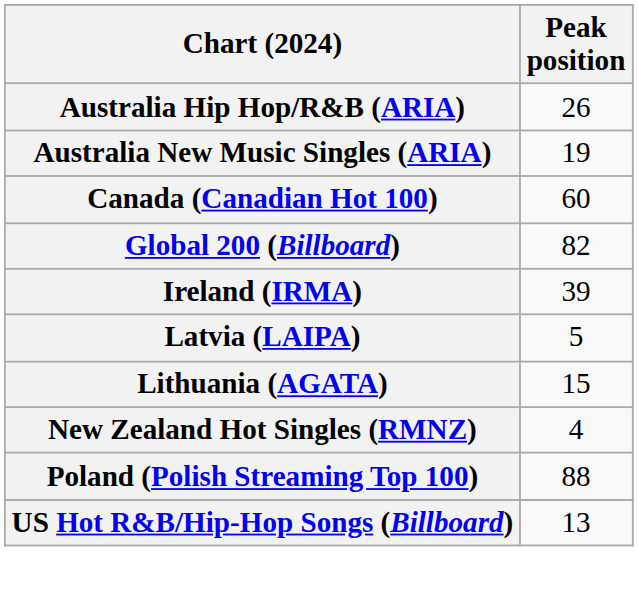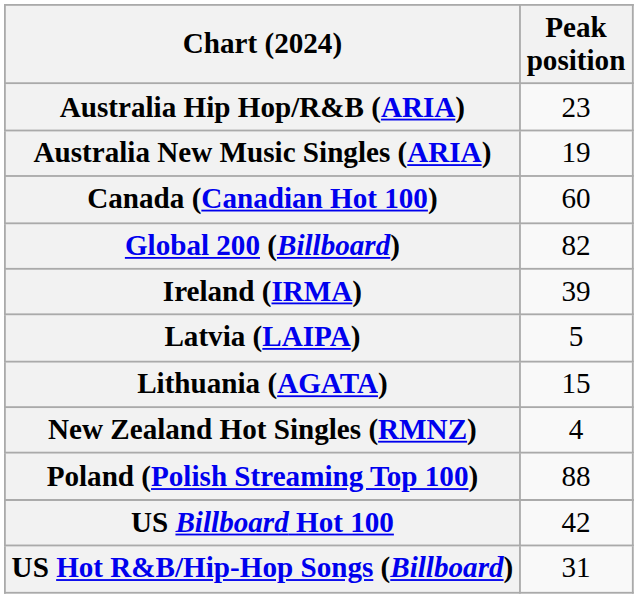(576, 106) 26 -> (576, 106) 23
+ row: (262, 522)
(576, 522) 13 -> (576, 568) 31
